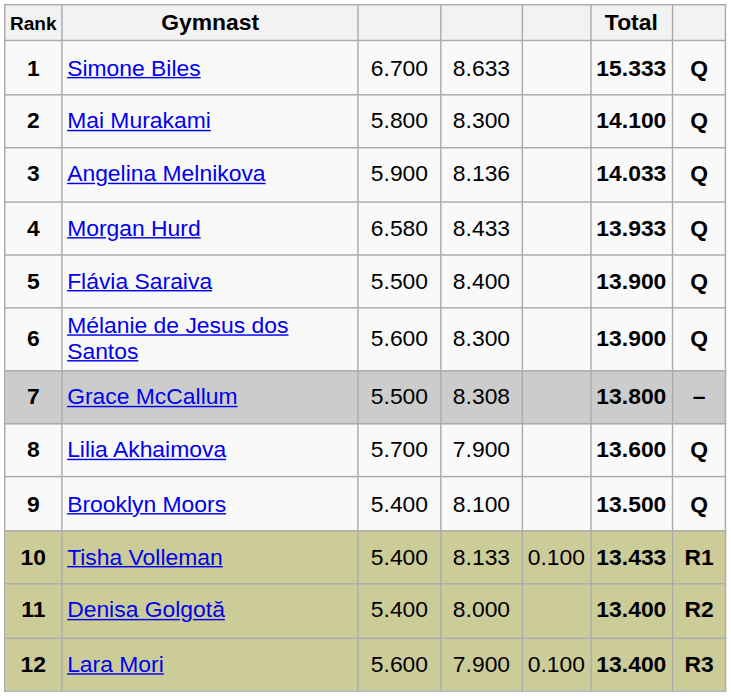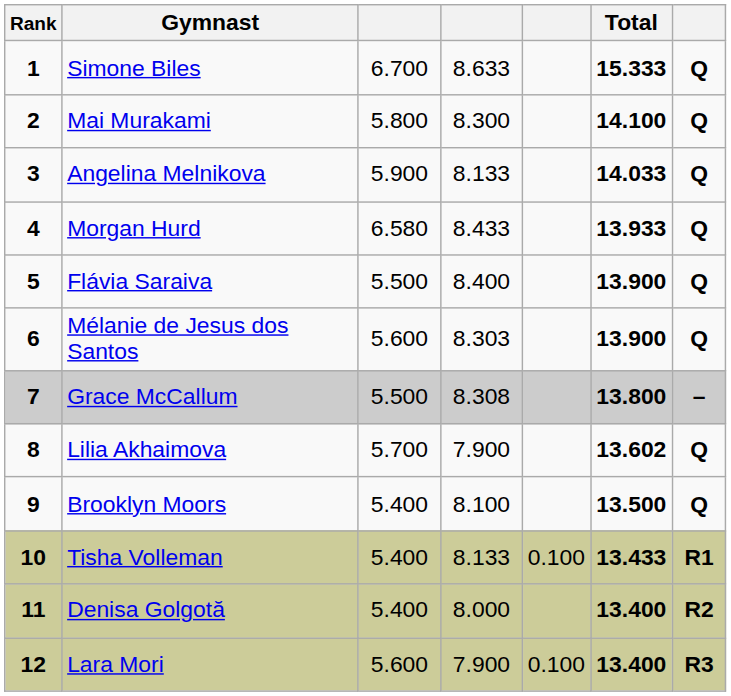(481, 174) 8.136 -> (481, 174) 8.133
(481, 339) 8.300 -> (481, 339) 8.303
(631, 450) 13.600 -> (631, 450) 13.602
